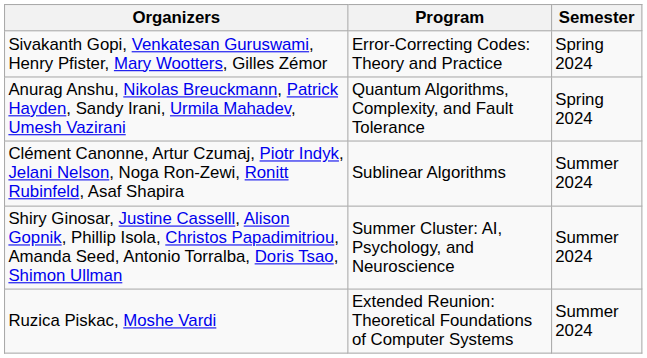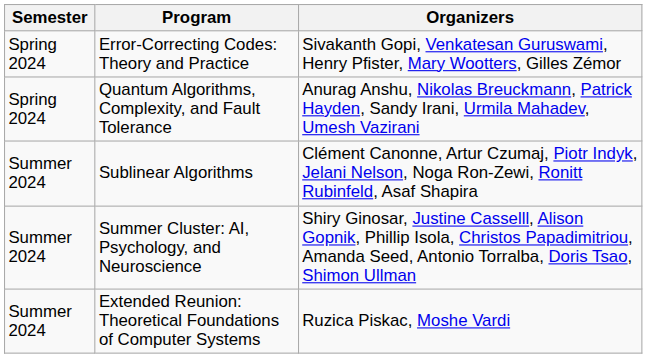columns swapped: (597, 17) <-> (176, 17)
